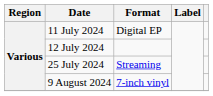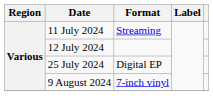(139, 30) Digital EP -> (139, 30) Streaming
(139, 64) Streaming -> (139, 64) Digital EP
